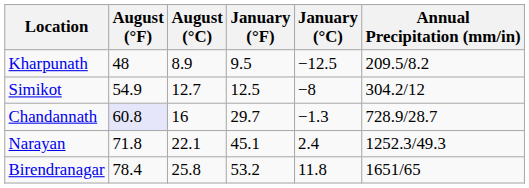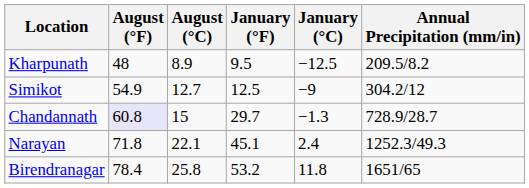(307, 90) −8 -> (307, 90) −9
(180, 116) 16 -> (180, 116) 15
